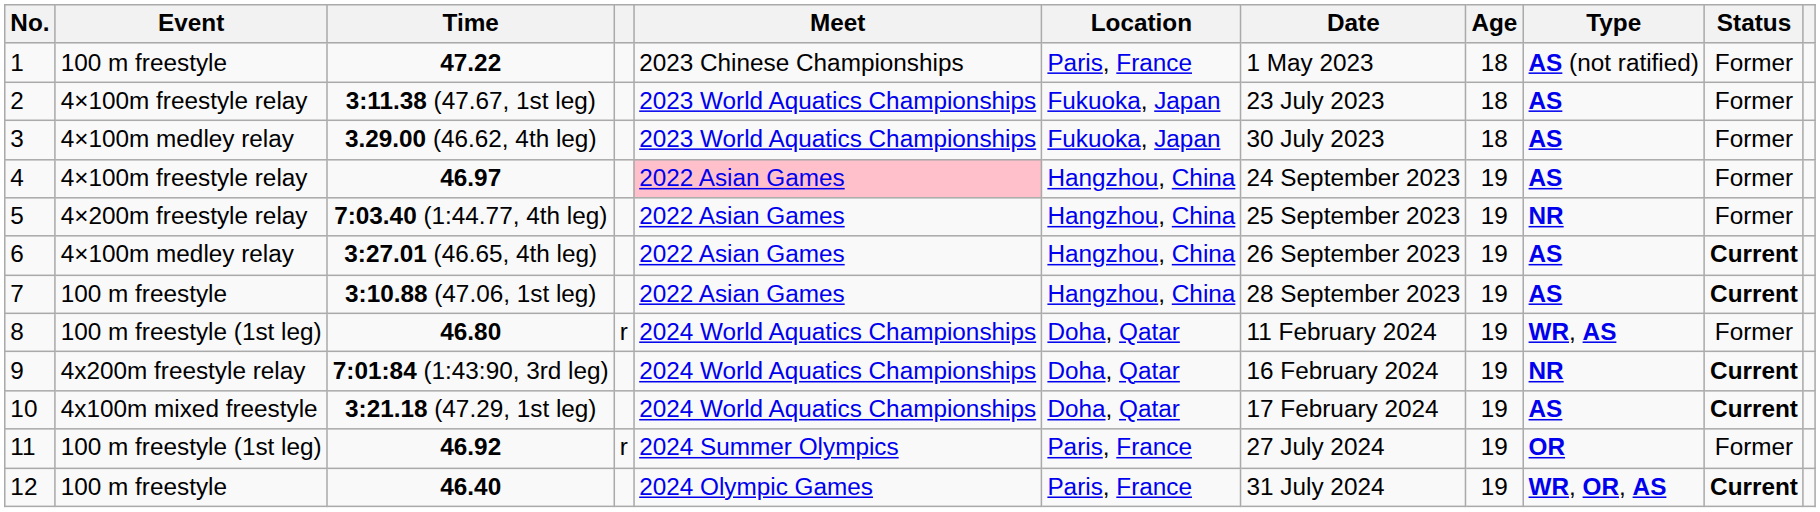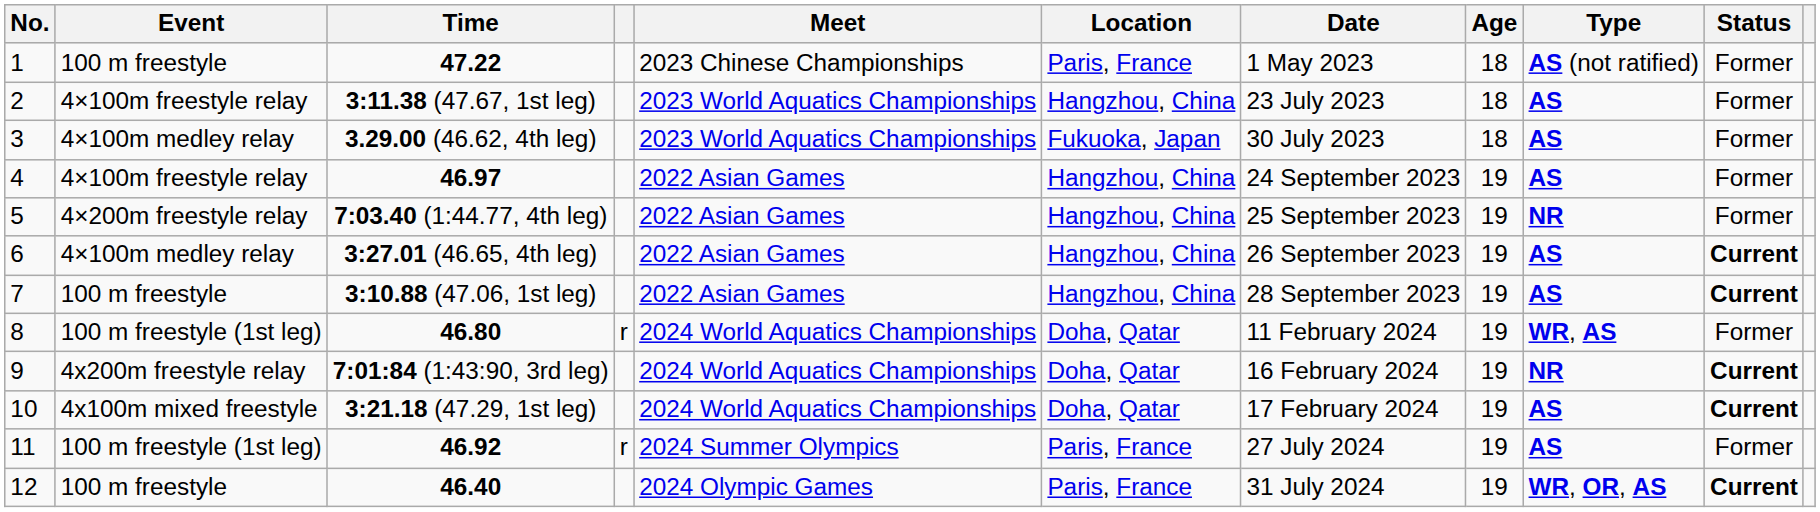(1134, 100) Fukuoka, Japan -> (1141, 100) Hangzhou, China
(742, 178) pink background -> (742, 178) no background
(1547, 448) OR -> (1545, 448) AS
